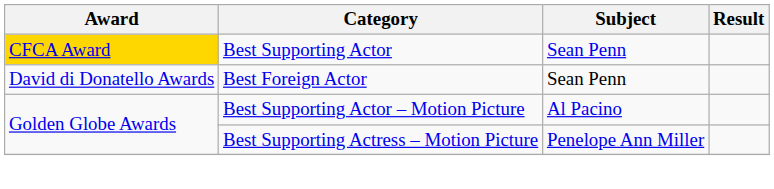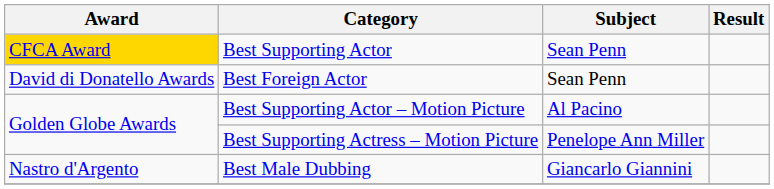+ row: (297, 169)
